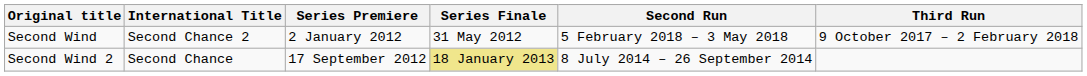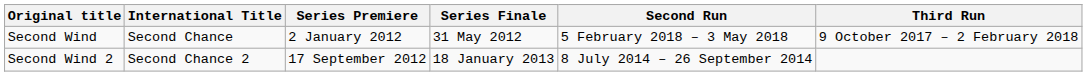(189, 38) Second Chance 2 -> (180, 38) Second Chance
(180, 60) Second Chance -> (189, 60) Second Chance 2
(494, 60) khaki background -> (494, 60) no background
